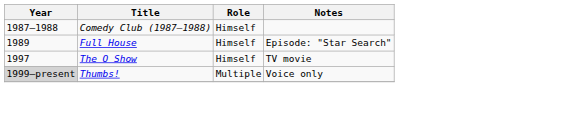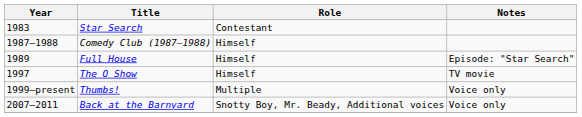+ row: (111, 28)
(41, 74) lightgrey background -> (41, 89) no background
+ row: (137, 105)
